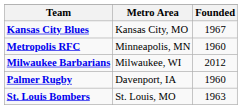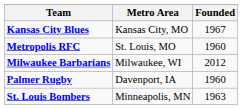(153, 46) Minneapolis, MN -> (145, 46) St. Louis, MO
(145, 96) St. Louis, MO -> (153, 96) Minneapolis, MN
